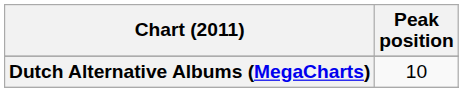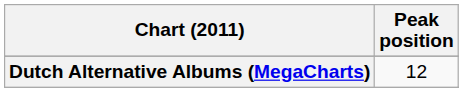(416, 71) 10 -> (416, 71) 12
